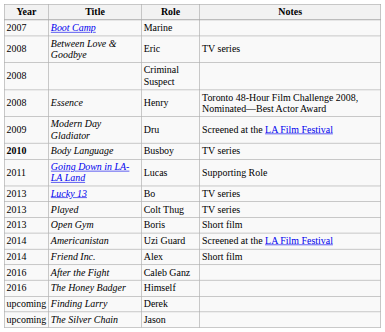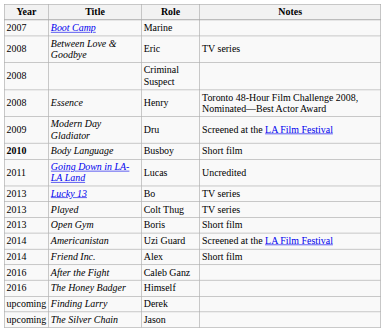(221, 151) TV series -> (222, 151) Short film
(235, 172) Supporting Role -> (224, 172) Uncredited
